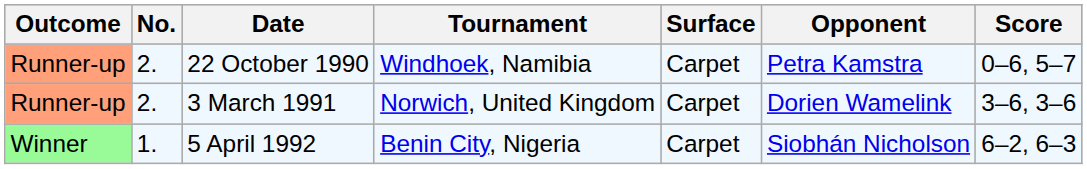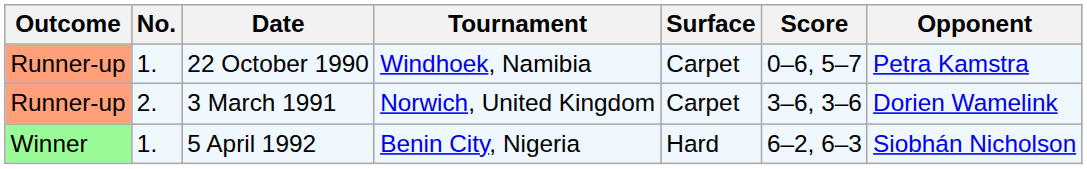columns swapped: (869, 23) <-> (1029, 23)
(147, 63) 2. -> (147, 63) 1.
(703, 142) Carpet -> (693, 142) Hard
